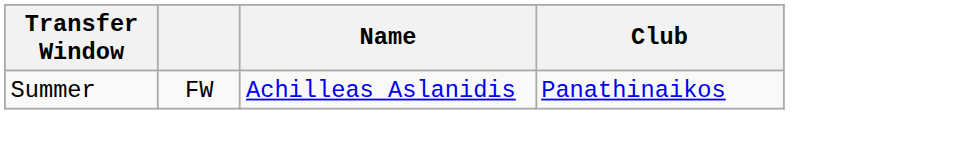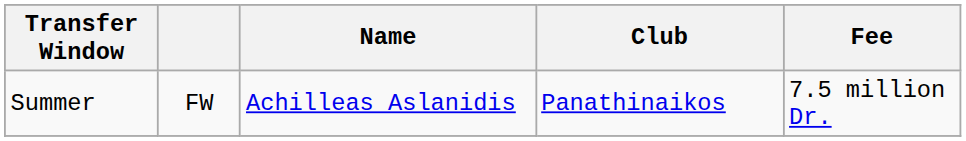+ column: (872, 38)
